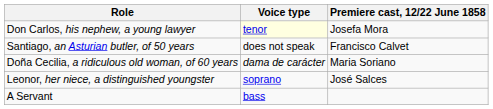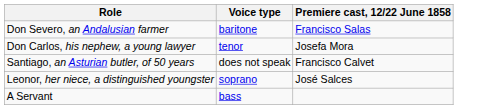+ row: (88, 29)
(255, 29) lightyellow background -> (231, 46) no background
- row: (122, 63)
